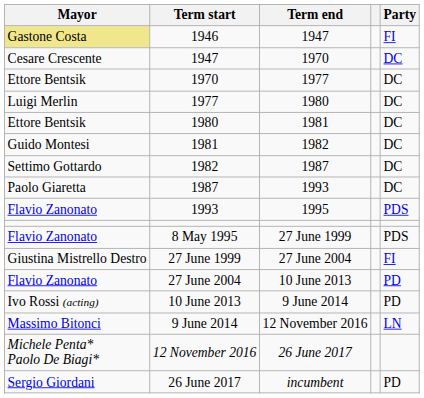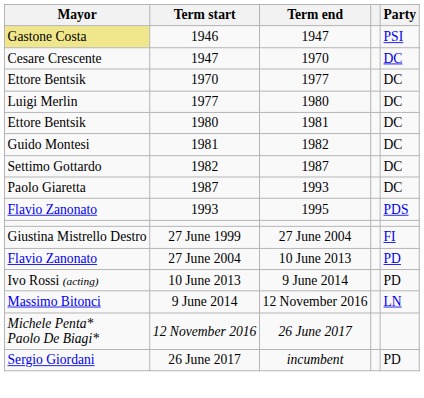(390, 36) FI -> (393, 36) PSI
- row: (205, 237)
